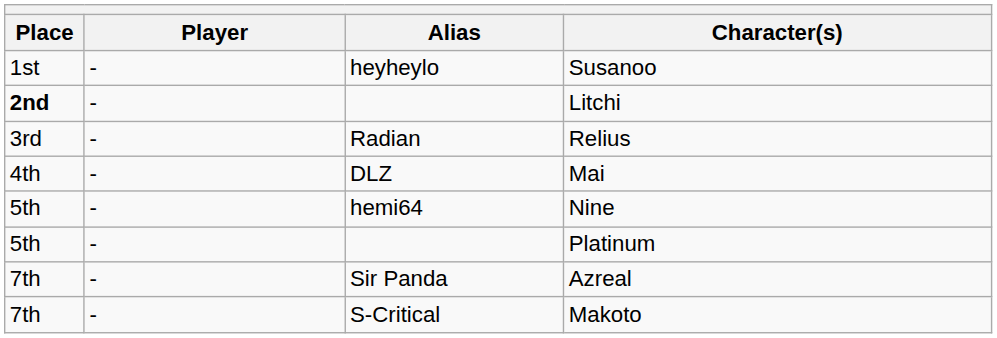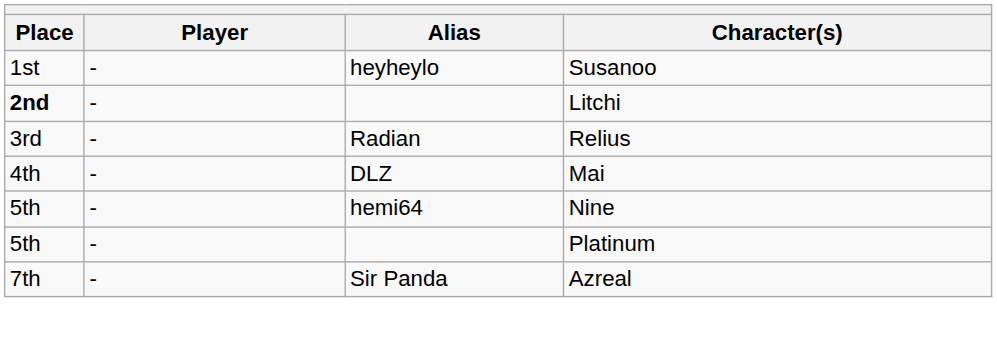- row: (605, 314)
